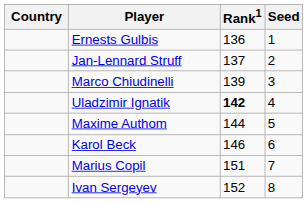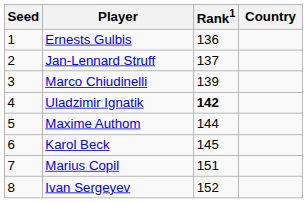columns swapped: (37, 16) <-> (284, 16)
(234, 144) 146 -> (208, 144) 145
